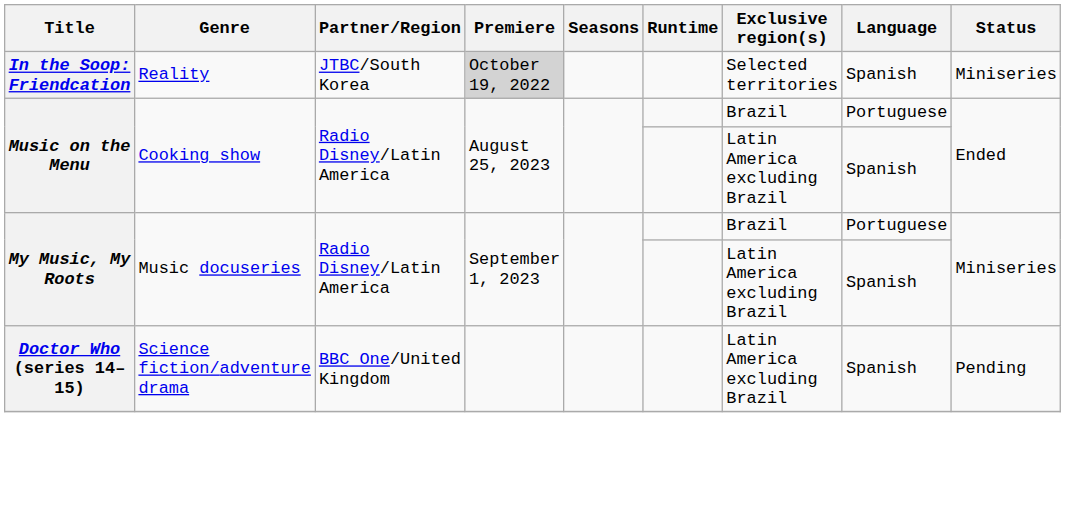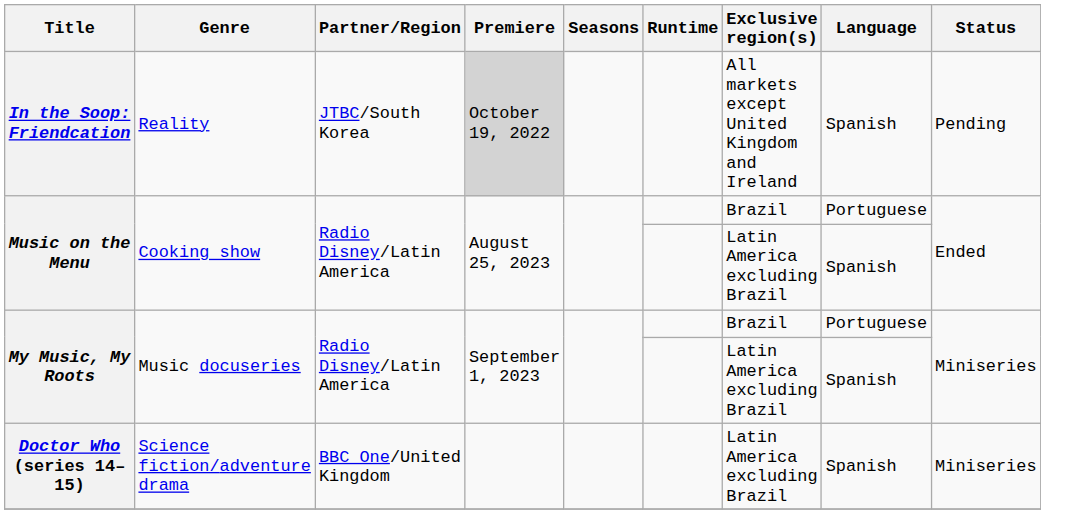(782, 75) Selected territories -> (762, 124) All markets except United Kingdom and Ireland
(1006, 75) Miniseries -> (971, 124) Pending
(991, 369) Pending -> (986, 466) Miniseries
